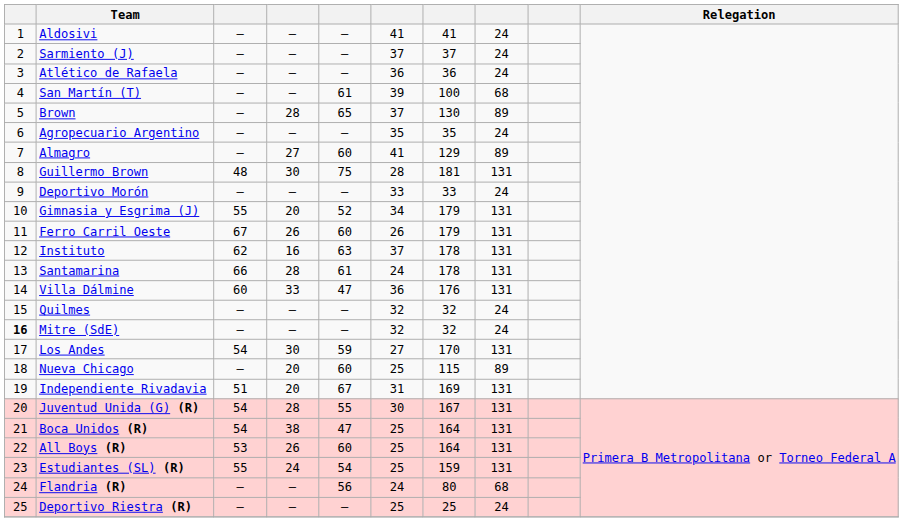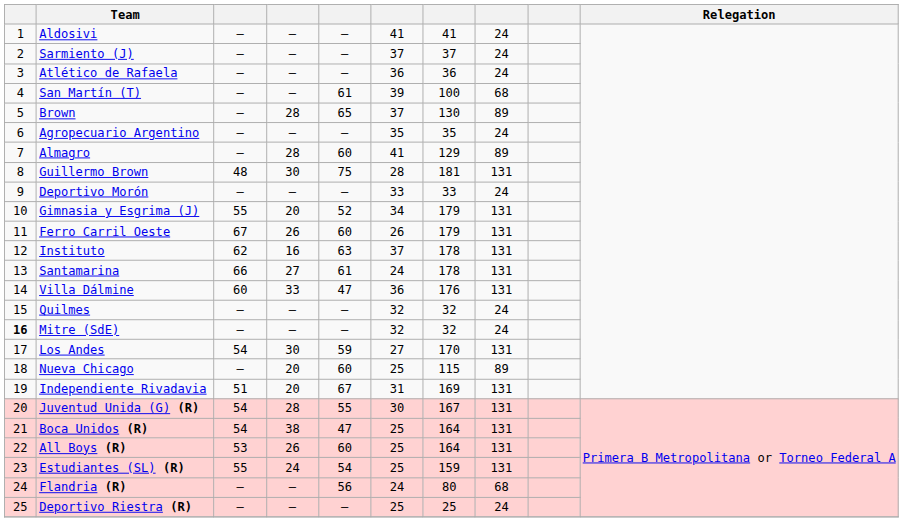(292, 152) 27 -> (292, 152) 28
(292, 270) 28 -> (292, 270) 27
